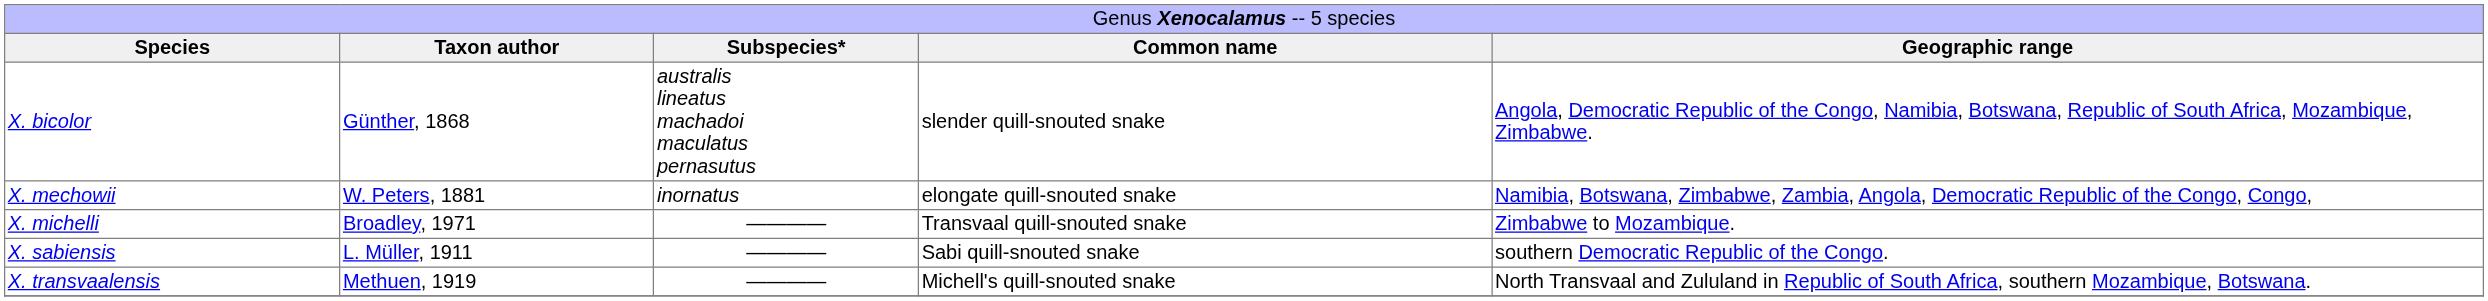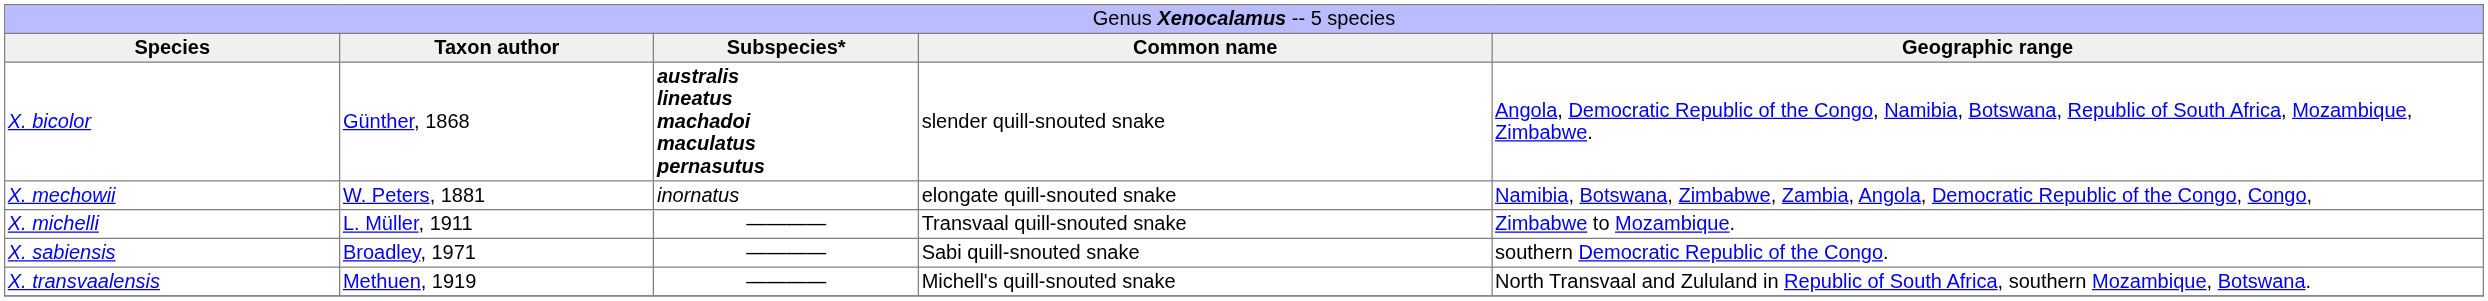(706, 121) normal -> (711, 121) bold
(409, 223) Broadley, 1971 -> (408, 223) L. Müller, 1911
(408, 252) L. Müller, 1911 -> (409, 252) Broadley, 1971
